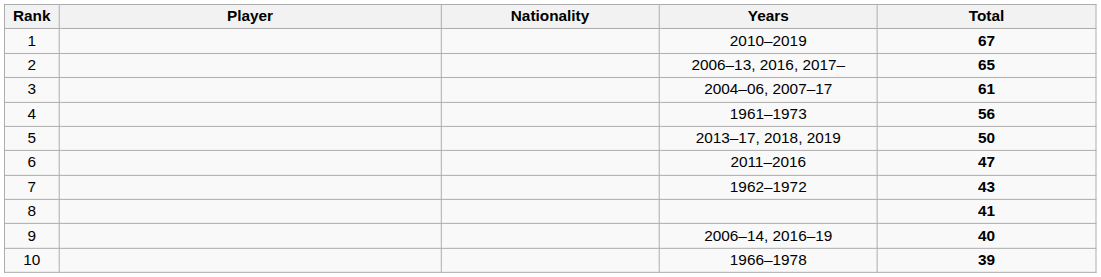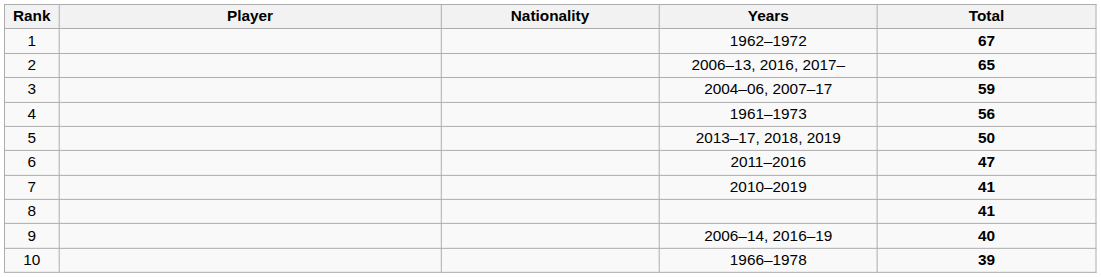(768, 41) 2010–2019 -> (768, 41) 1962–1972
(986, 89) 61 -> (986, 89) 59
(768, 187) 1962–1972 -> (768, 187) 2010–2019
(986, 187) 43 -> (986, 187) 41
